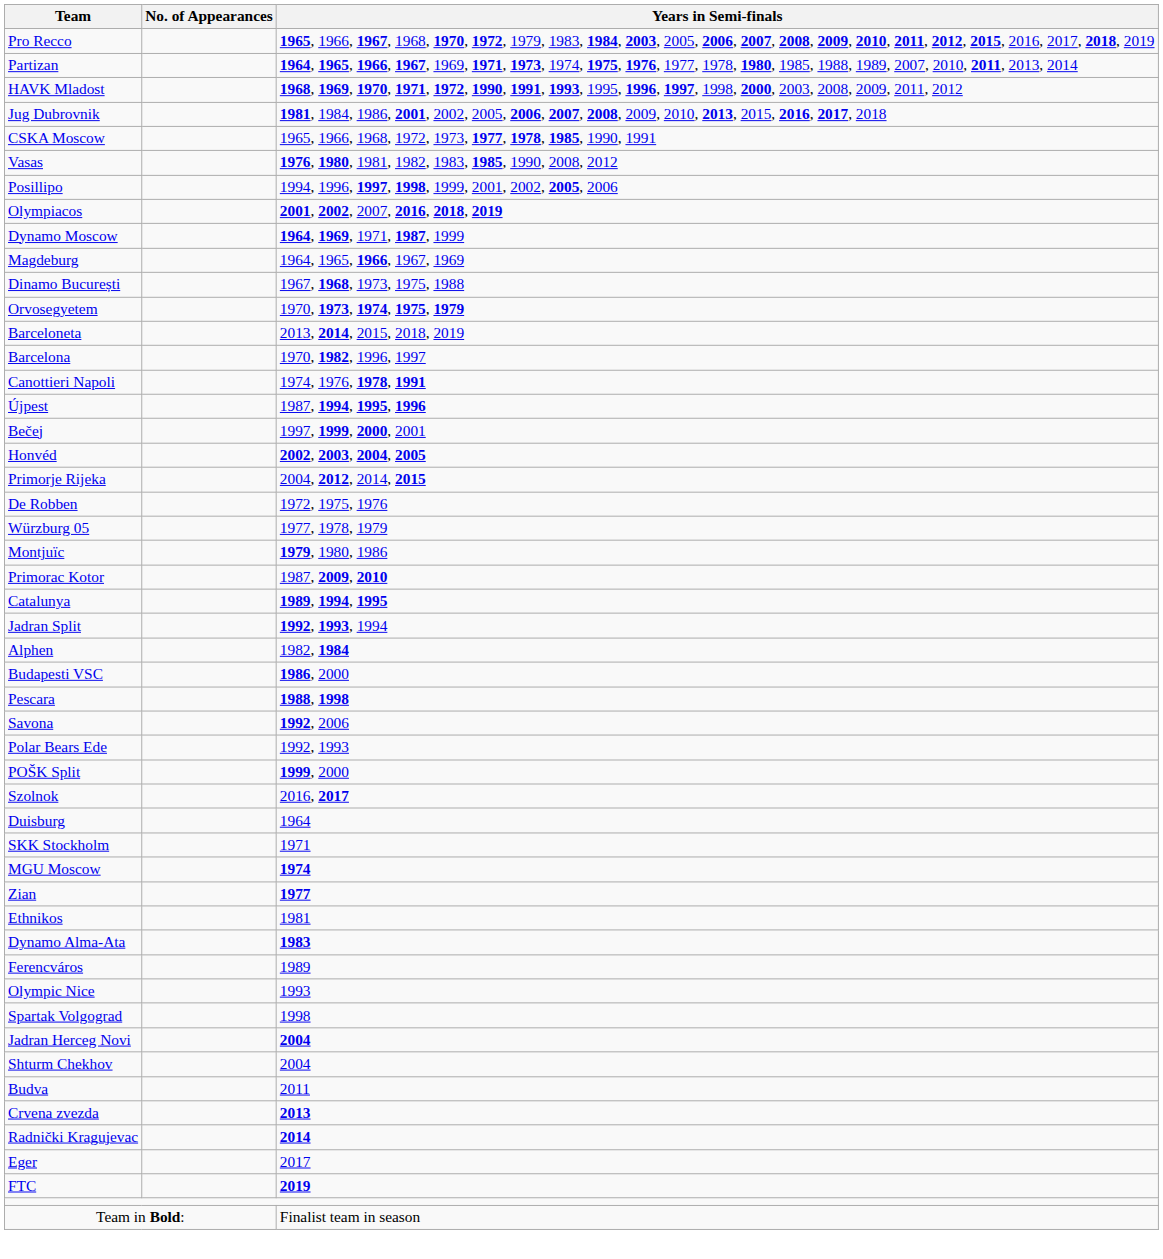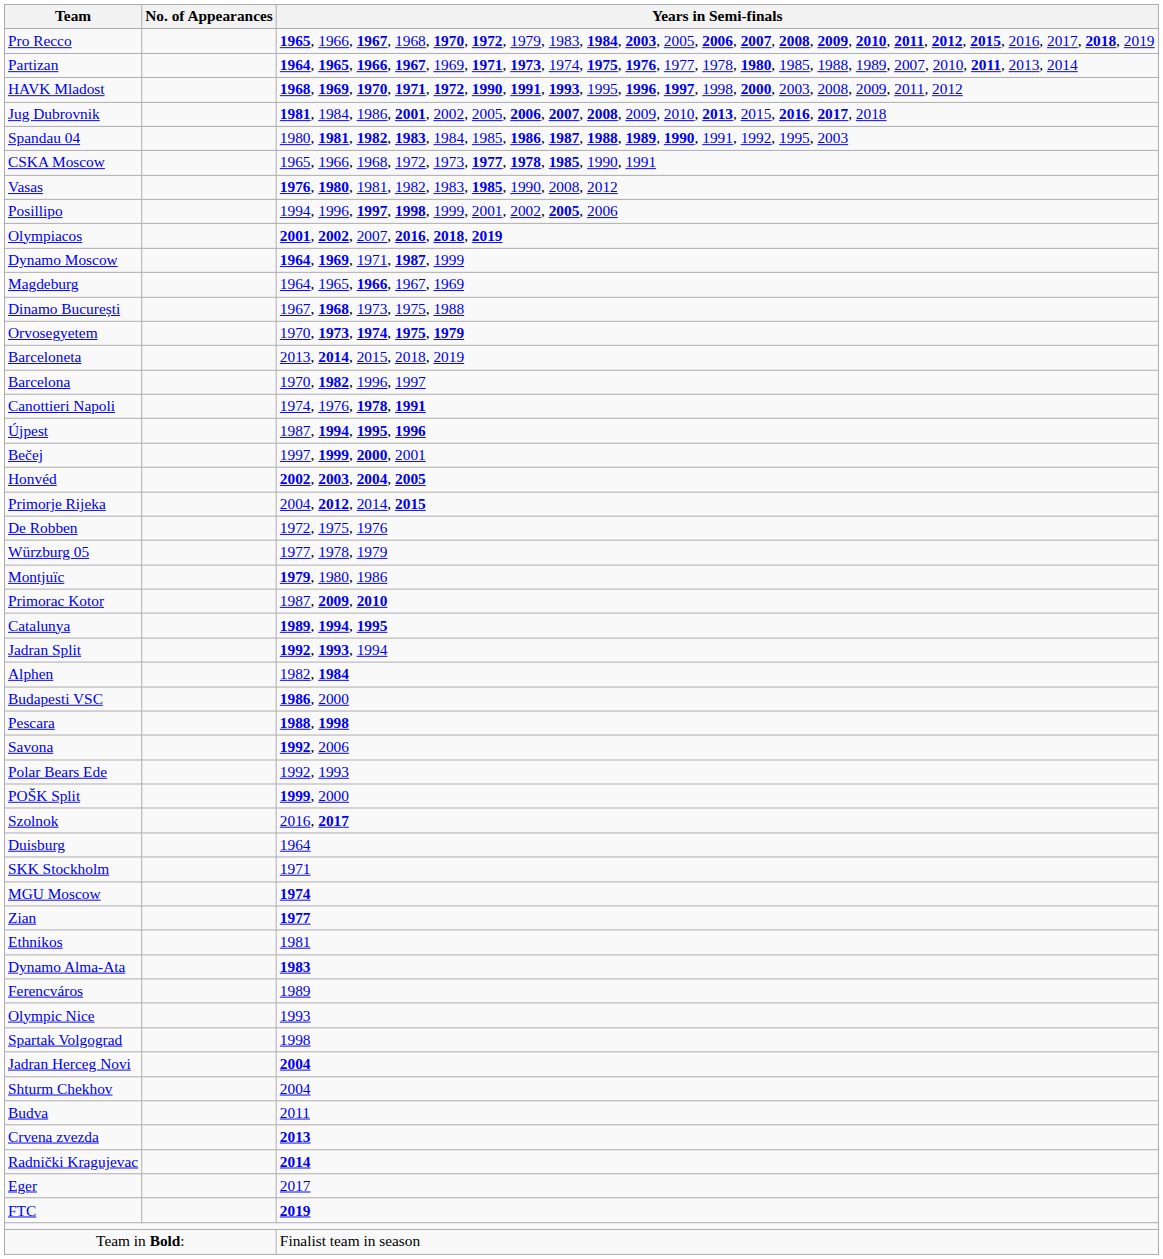+ row: (44, 138)
